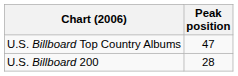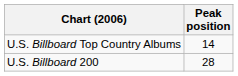(208, 44) 47 -> (208, 44) 14
